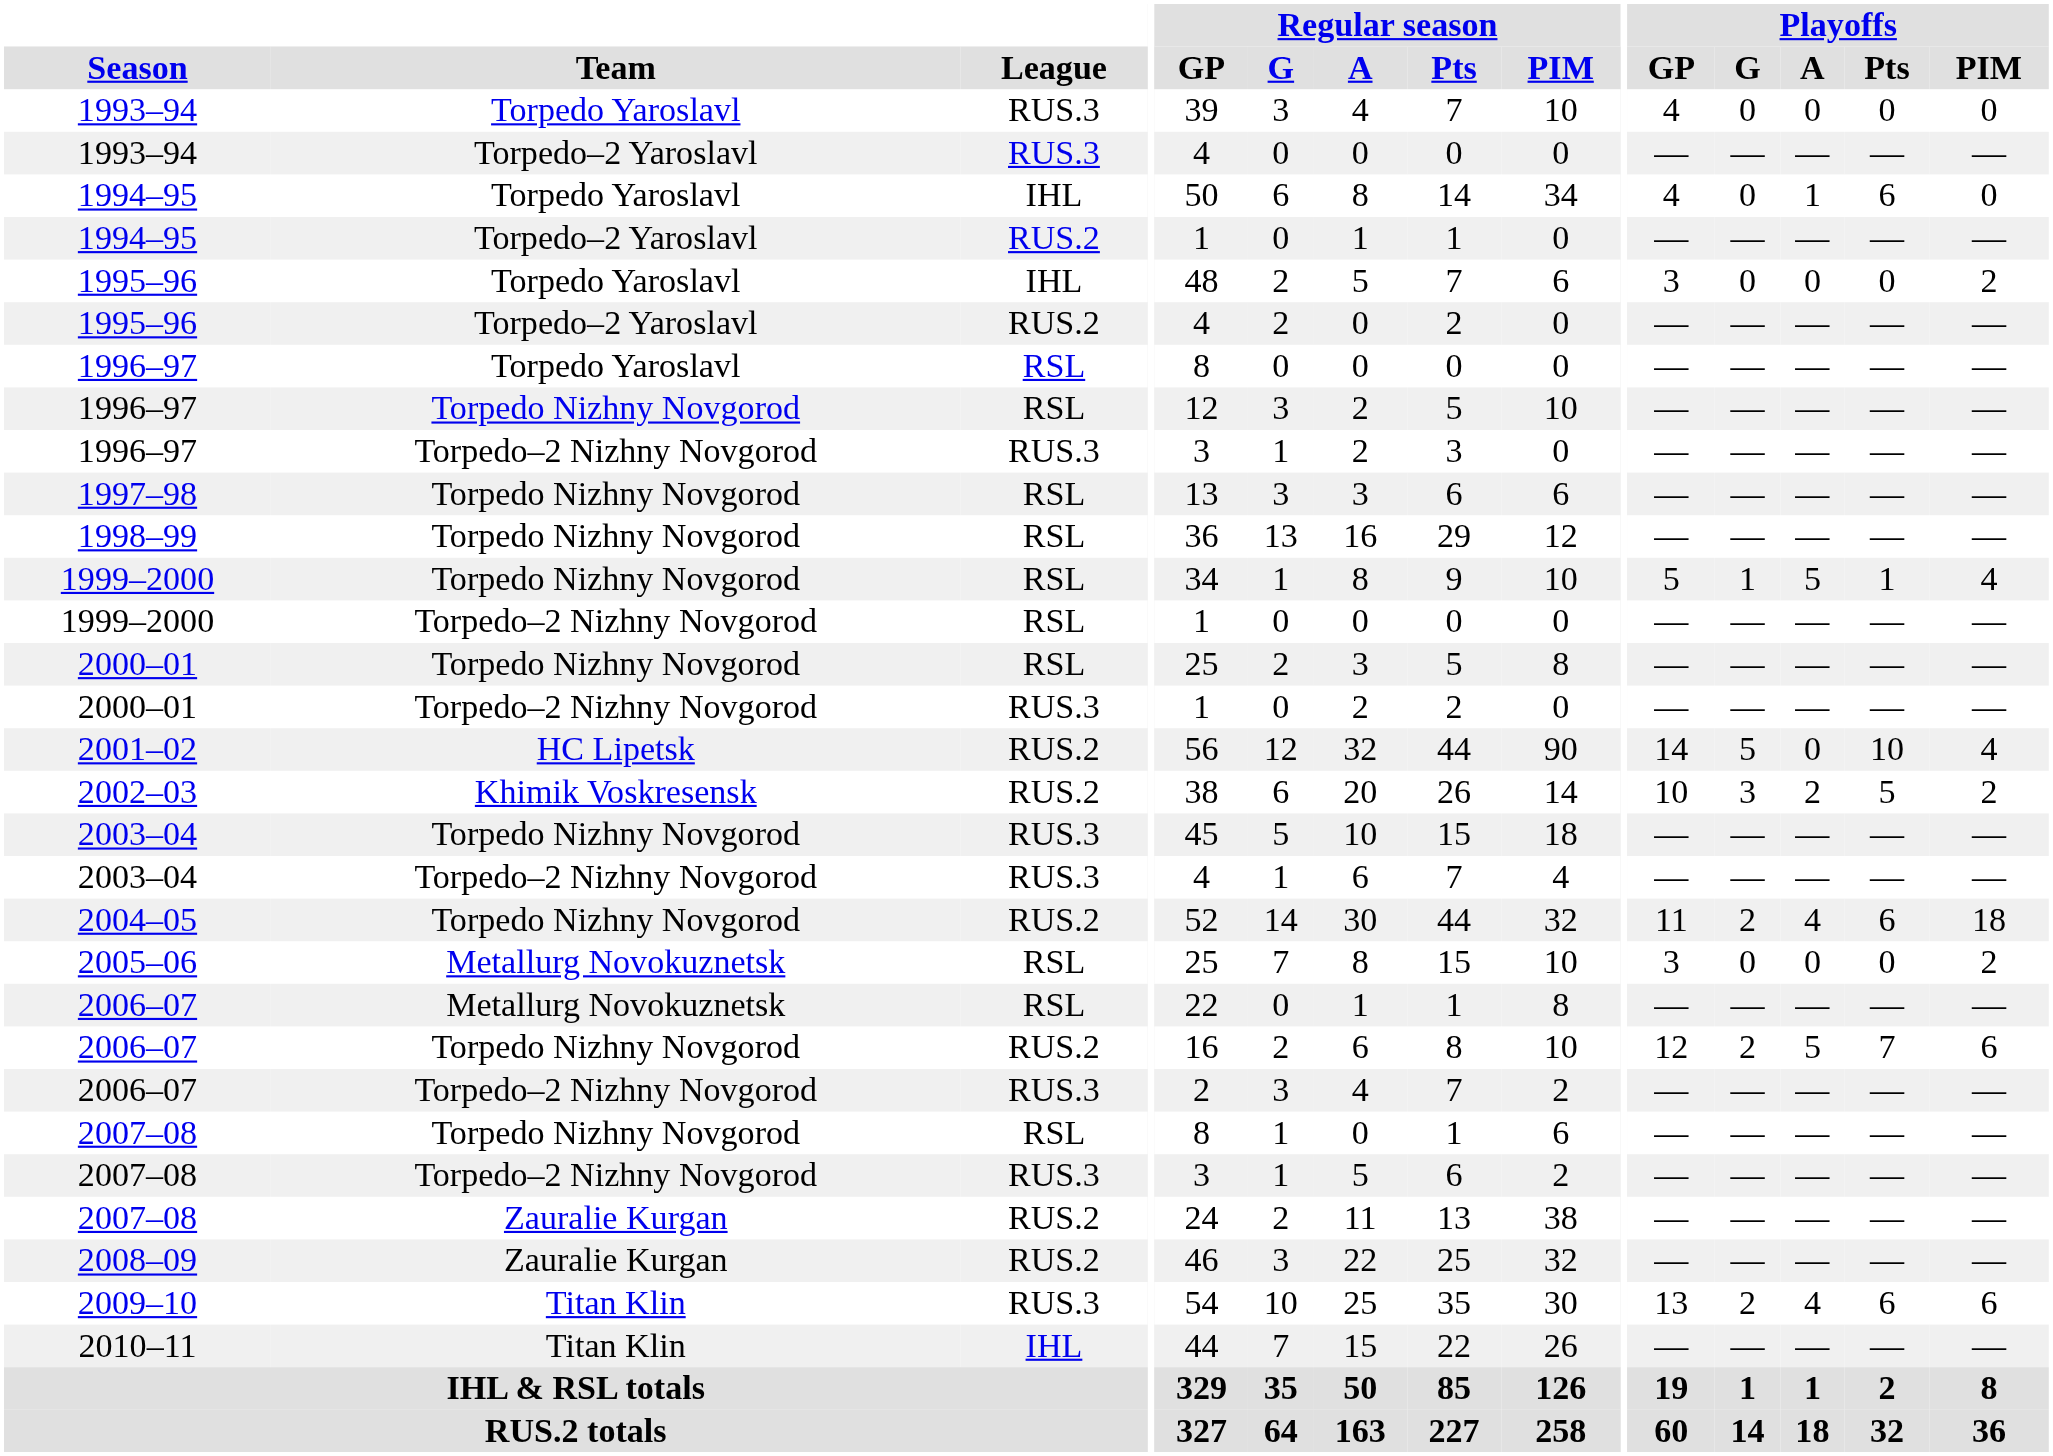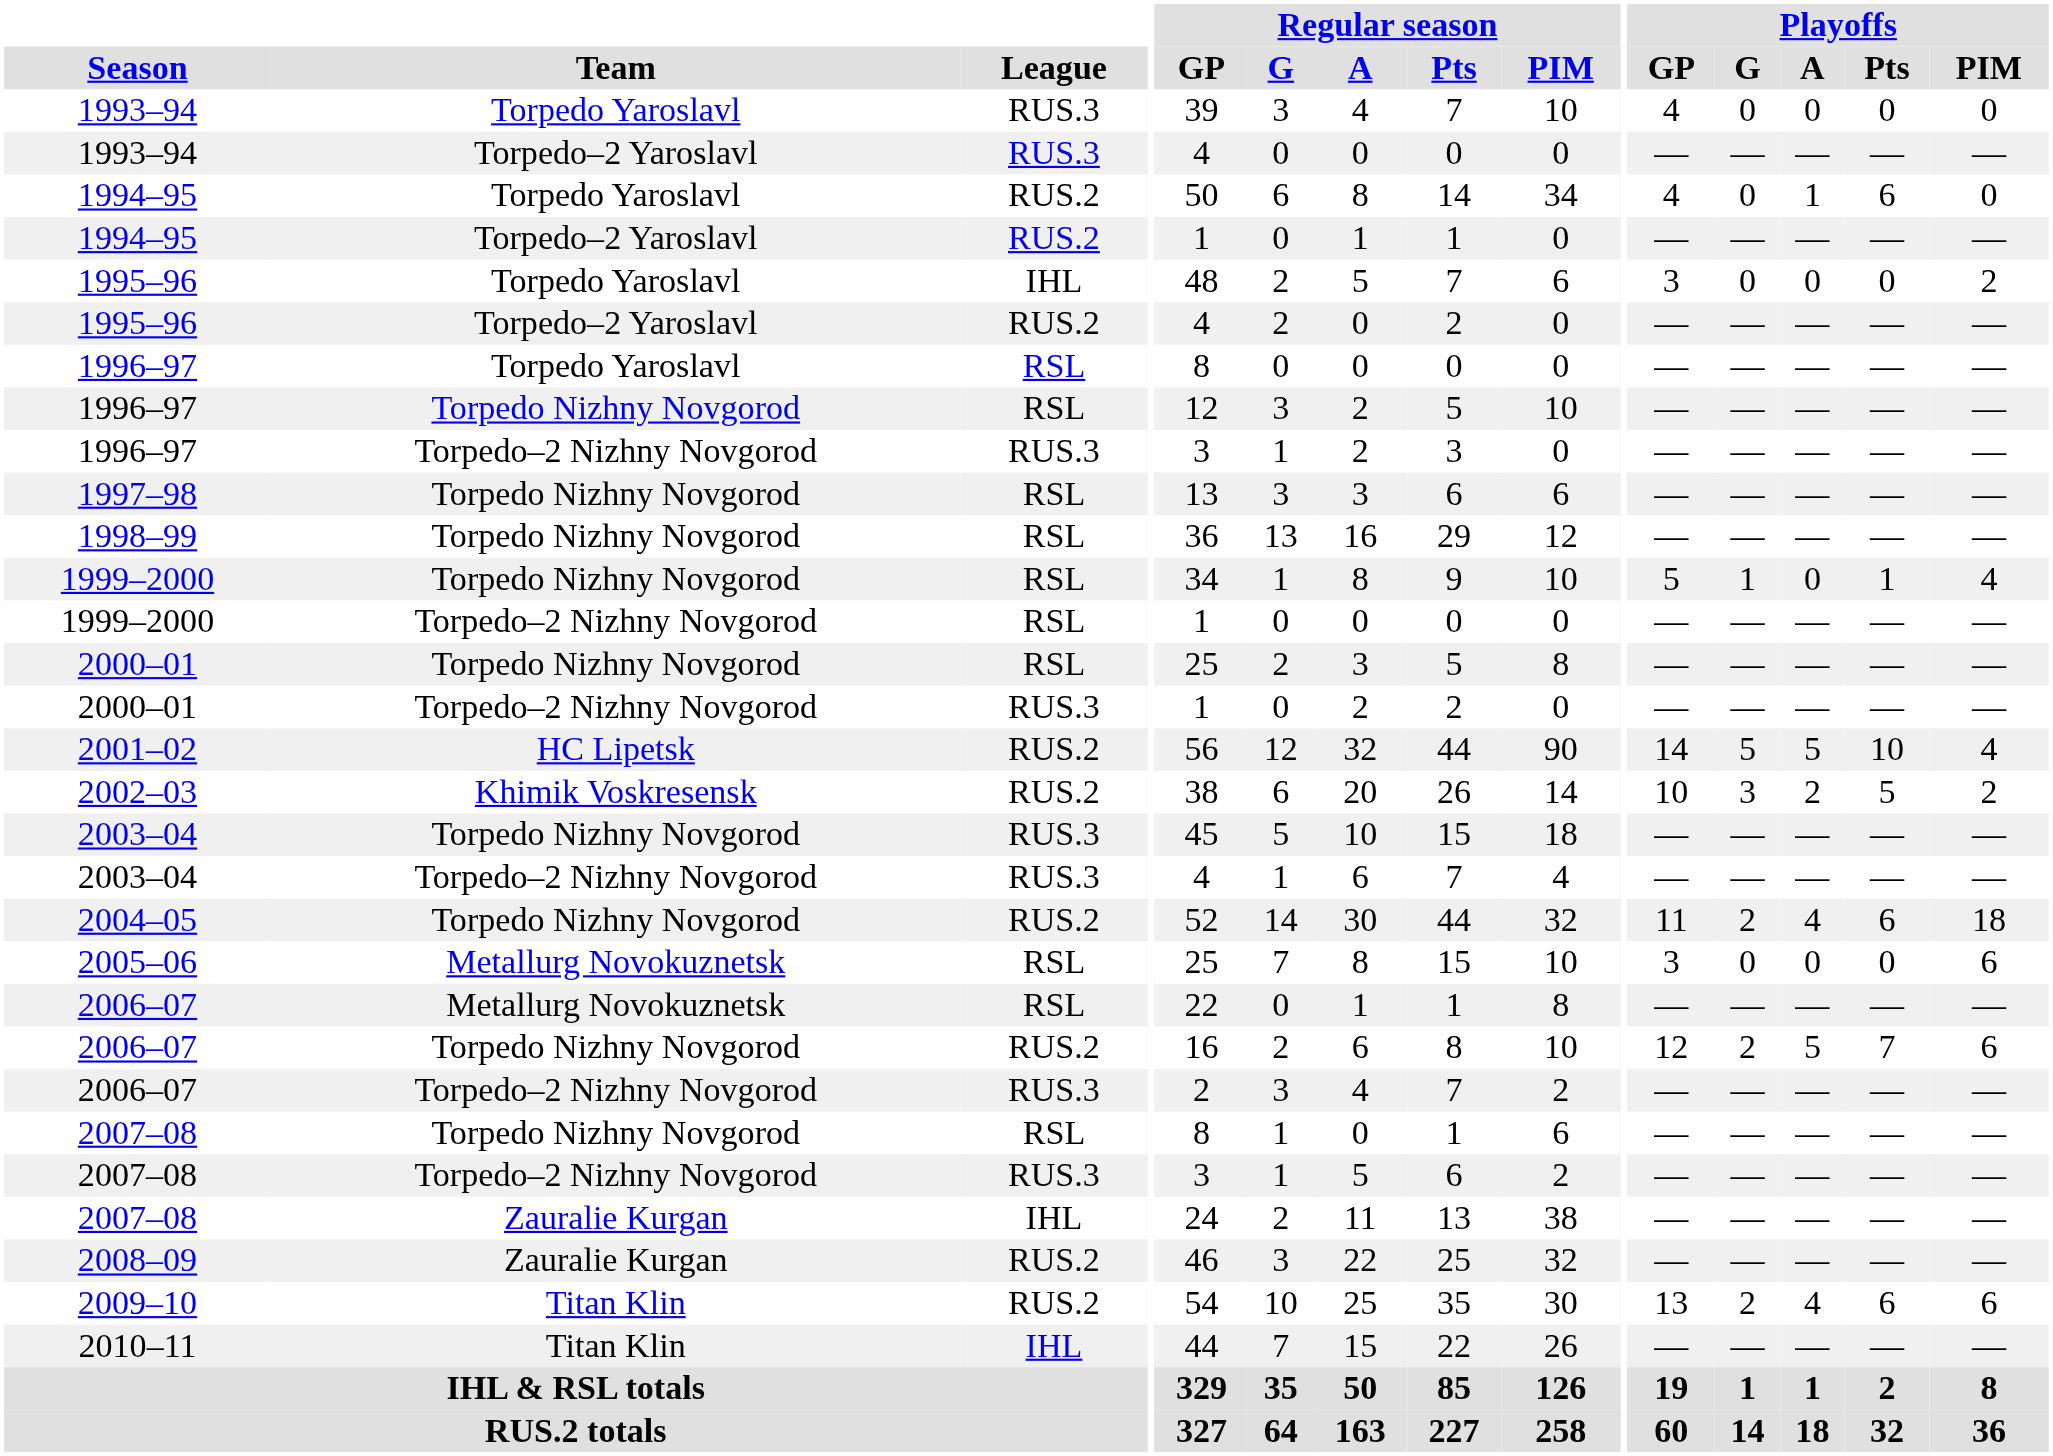(1054, 195) IHL -> (1054, 195) RUS.2
(1812, 578) 5 -> (1812, 578) 0
(1812, 748) 0 -> (1812, 748) 5
(1989, 961) 2 -> (1989, 961) 6
(1054, 1217) RUS.2 -> (1054, 1217) IHL
(1054, 1302) RUS.3 -> (1054, 1302) RUS.2
